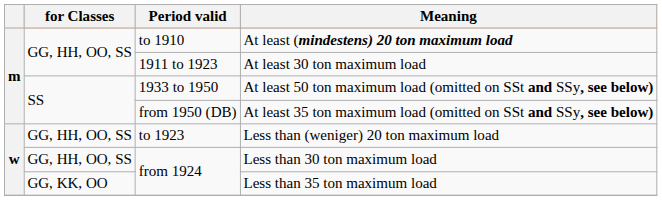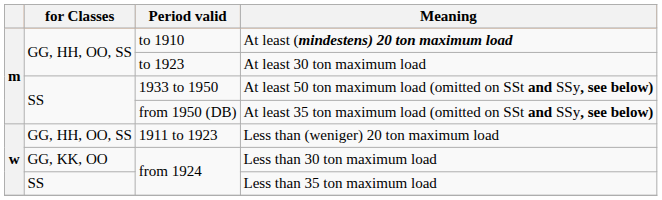(178, 64) 1911 to 1923 -> (162, 64) to 1923
(162, 135) to 1923 -> (178, 135) 1911 to 1923
(80, 159) GG, HH, OO, SS -> (68, 159) GG, KK, OO
(68, 183) GG, KK, OO -> (36, 183) SS
